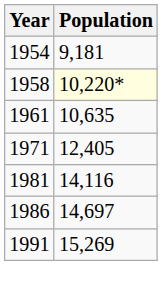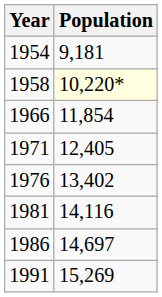- row: (29, 116)
+ row: (29, 116)
+ row: (29, 180)
